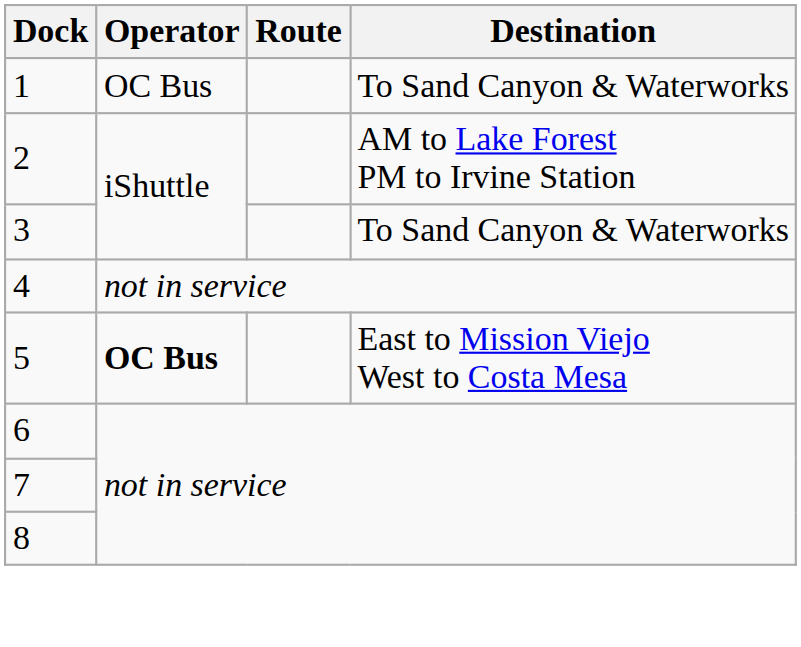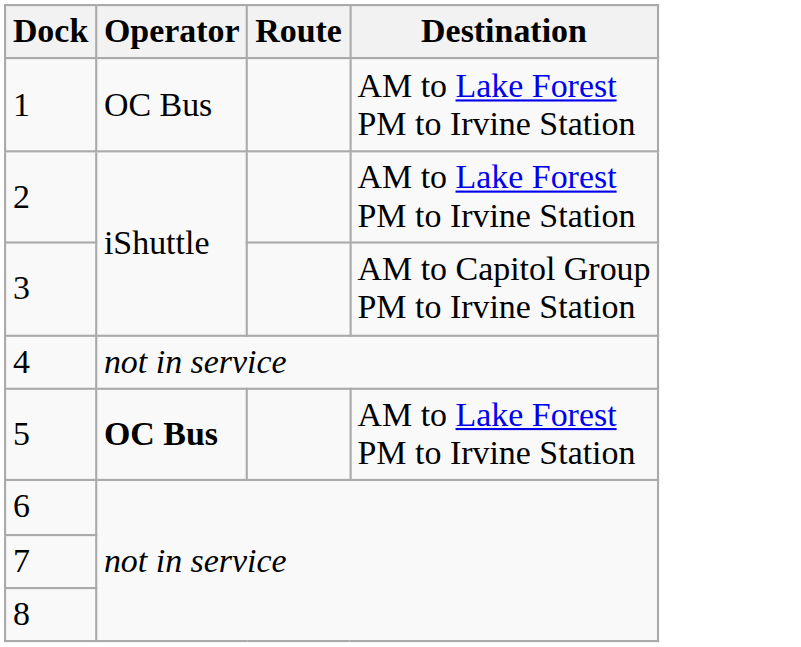(573, 85) To Sand Canyon & Waterworks -> (496, 104) AM to Lake Forest PM to Irvine Station
(573, 230) To Sand Canyon & Waterworks -> (504, 288) AM to Capitol Group PM to Irvine Station
(504, 357) East to Mission Viejo West to Costa Mesa -> (496, 433) AM to Lake Forest PM to Irvine Station
